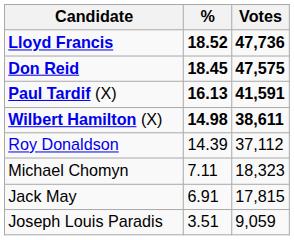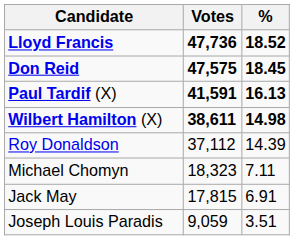columns swapped: (261, 17) <-> (208, 17)
